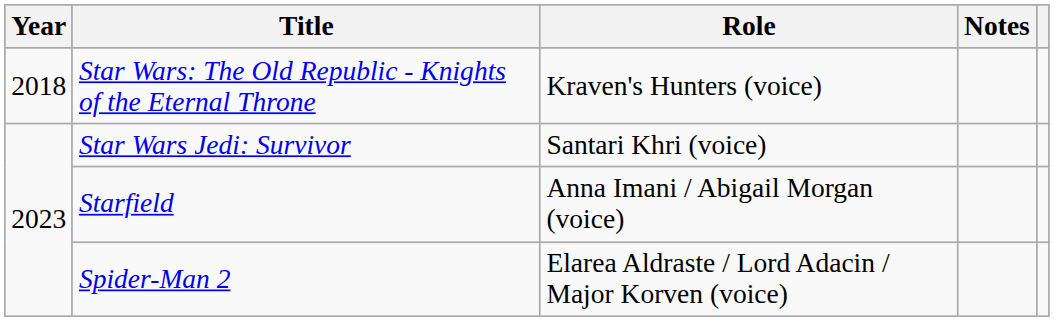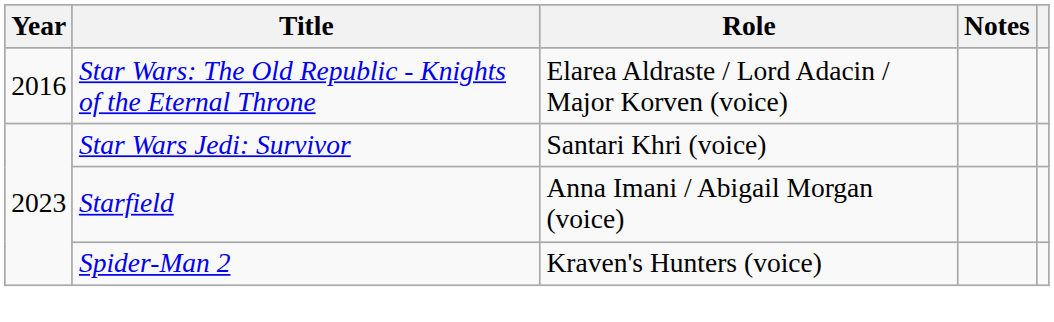(39, 85) 2018 -> (39, 85) 2016
(684, 85) Kraven's Hunters (voice) -> (718, 85) Elarea Aldraste / Lord Adacin / Major Korven (voice)
(718, 278) Elarea Aldraste / Lord Adacin / Major Korven (voice) -> (684, 262) Kraven's Hunters (voice)
